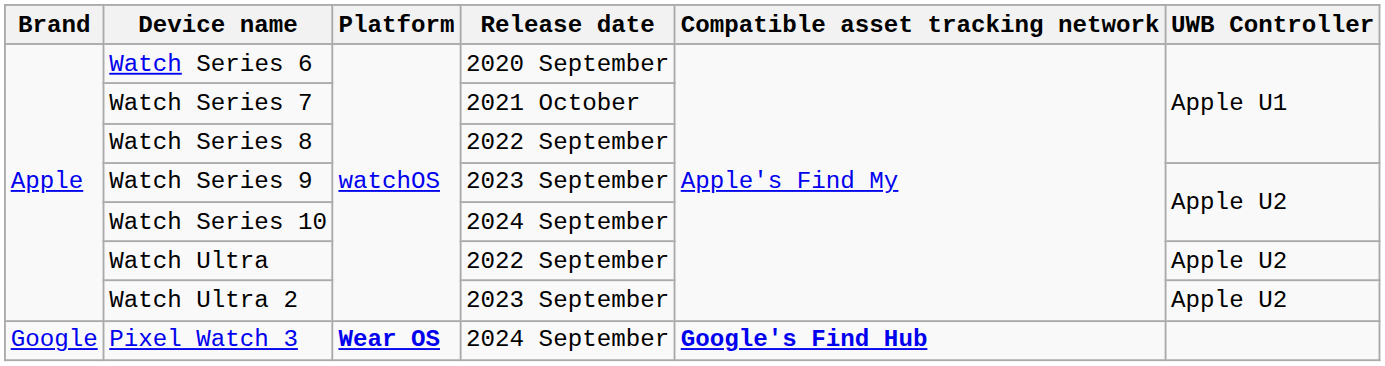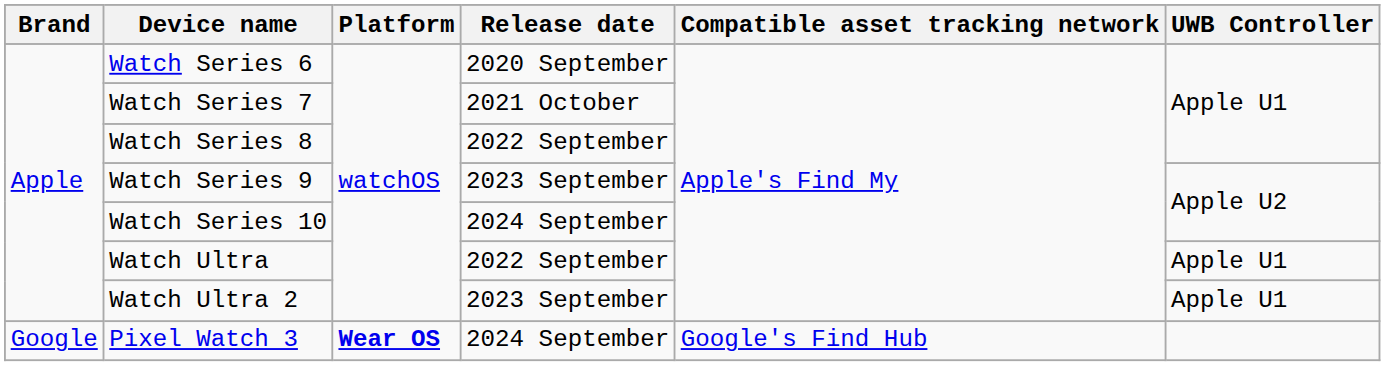(1229, 261) Apple U2 -> (1229, 261) Apple U1
(1229, 300) Apple U2 -> (1229, 300) Apple U1
(804, 340) bold -> (804, 340) normal
